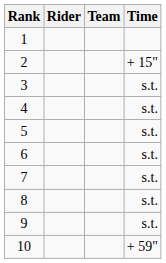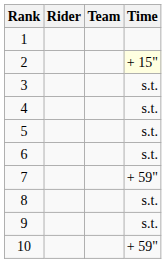(142, 62) no background -> (142, 62) lightyellow background
(150, 177) s.t. -> (142, 177) + 59"
